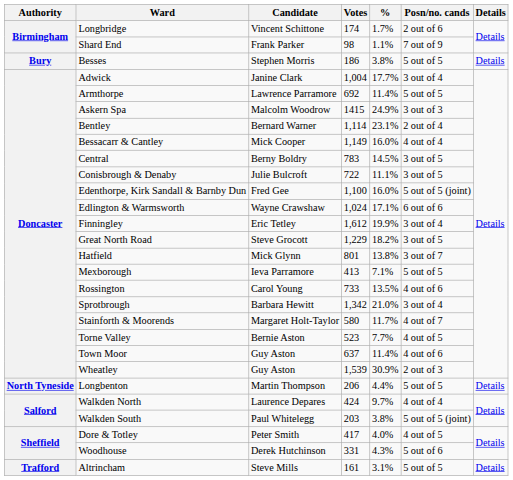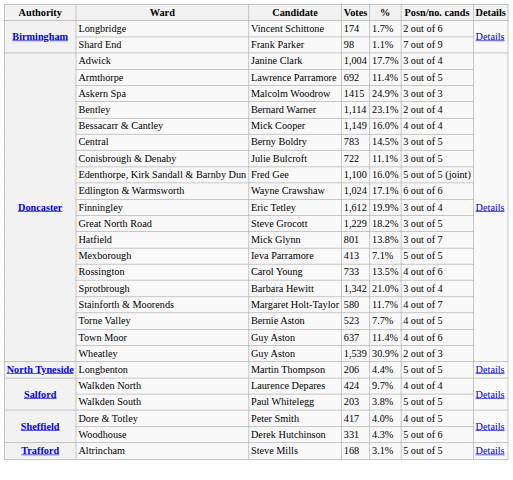- row: (92, 61)
(437, 418) 5 out of 5 (joint) -> (423, 402) 5 out of 5
(351, 467) 161 -> (351, 451) 168
